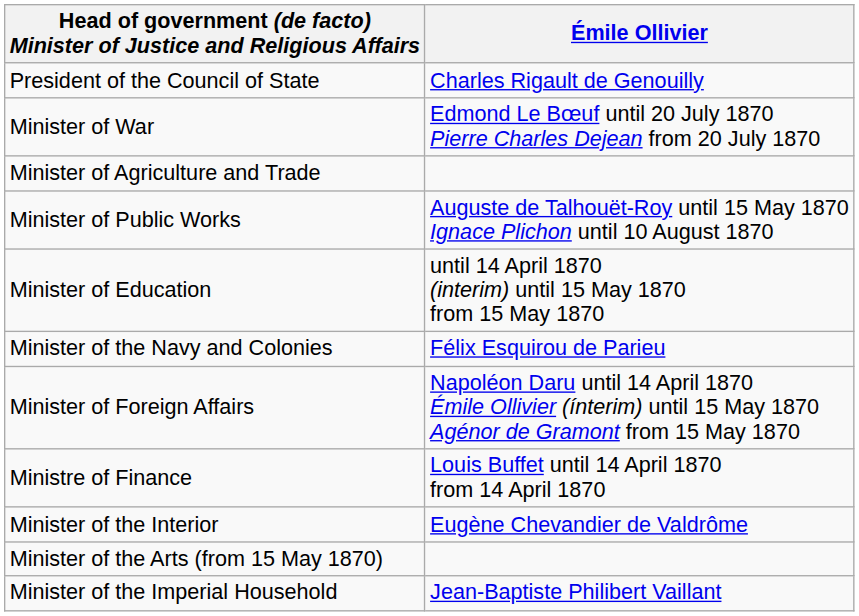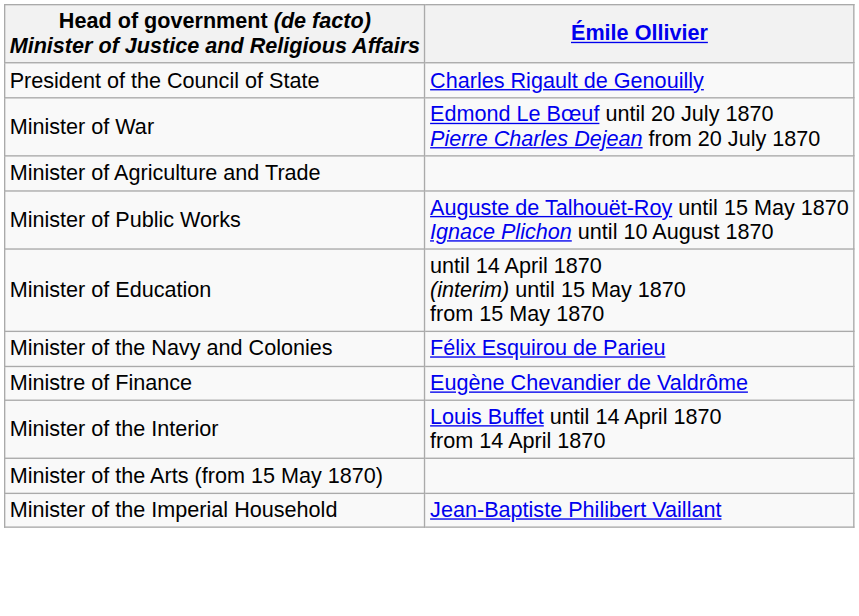- row: (132, 407)
(576, 477) Louis Buffet until 14 April 1870 from 14 April 1870 -> (589, 382) Eugène Chevandier de Valdrôme
(589, 524) Eugène Chevandier de Valdrôme -> (576, 429) Louis Buffet until 14 April 1870 from 14 April 1870
